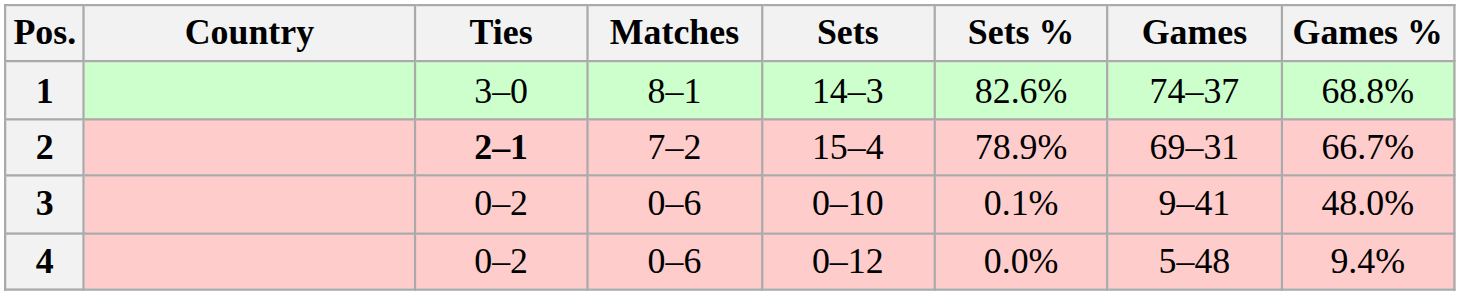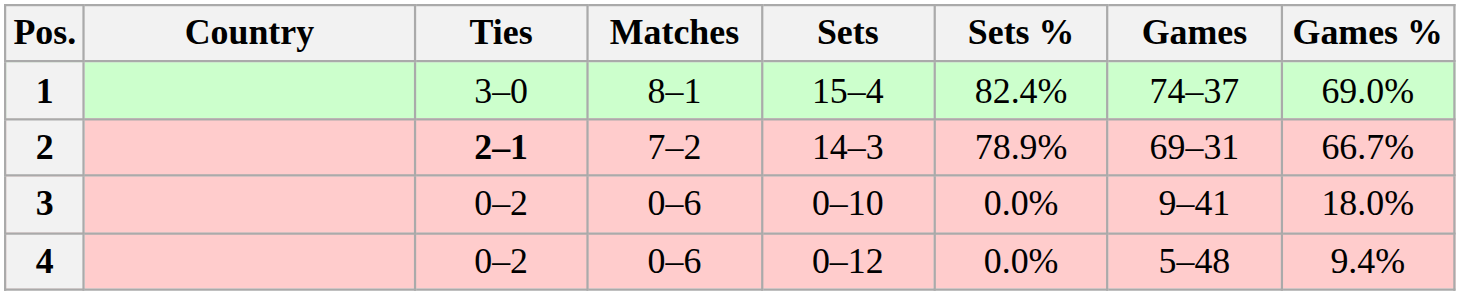(848, 89) 14–3 -> (848, 89) 15–4
(1021, 89) 82.6% -> (1021, 89) 82.4%
(1368, 89) 68.8% -> (1368, 89) 69.0%
(848, 146) 15–4 -> (848, 146) 14–3
(1021, 203) 0.1% -> (1021, 203) 0.0%
(1368, 203) 48.0% -> (1368, 203) 18.0%
